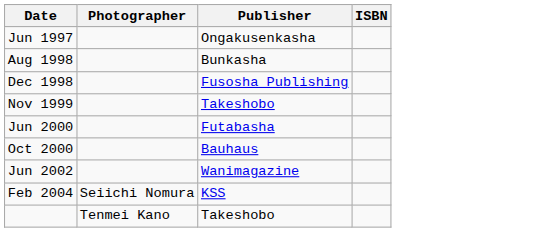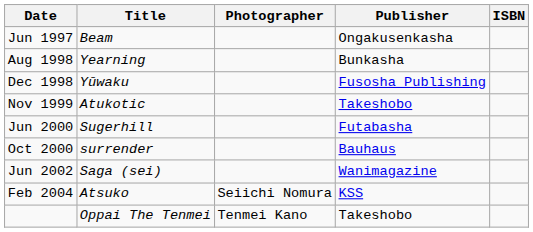+ column: (145, 16)
